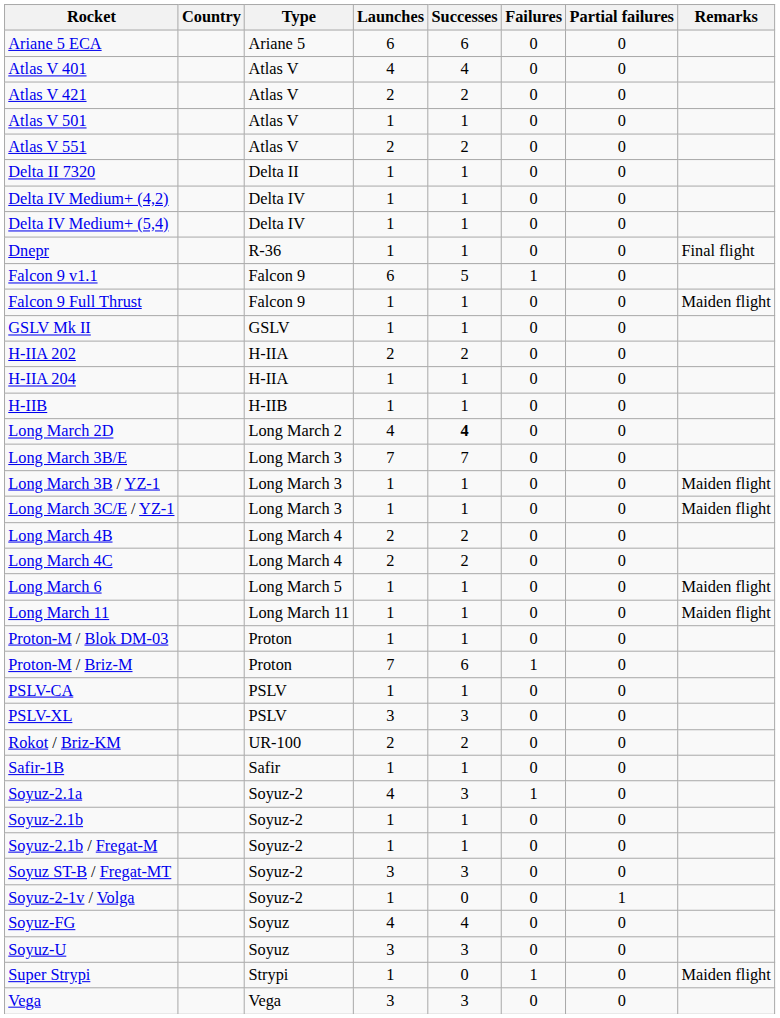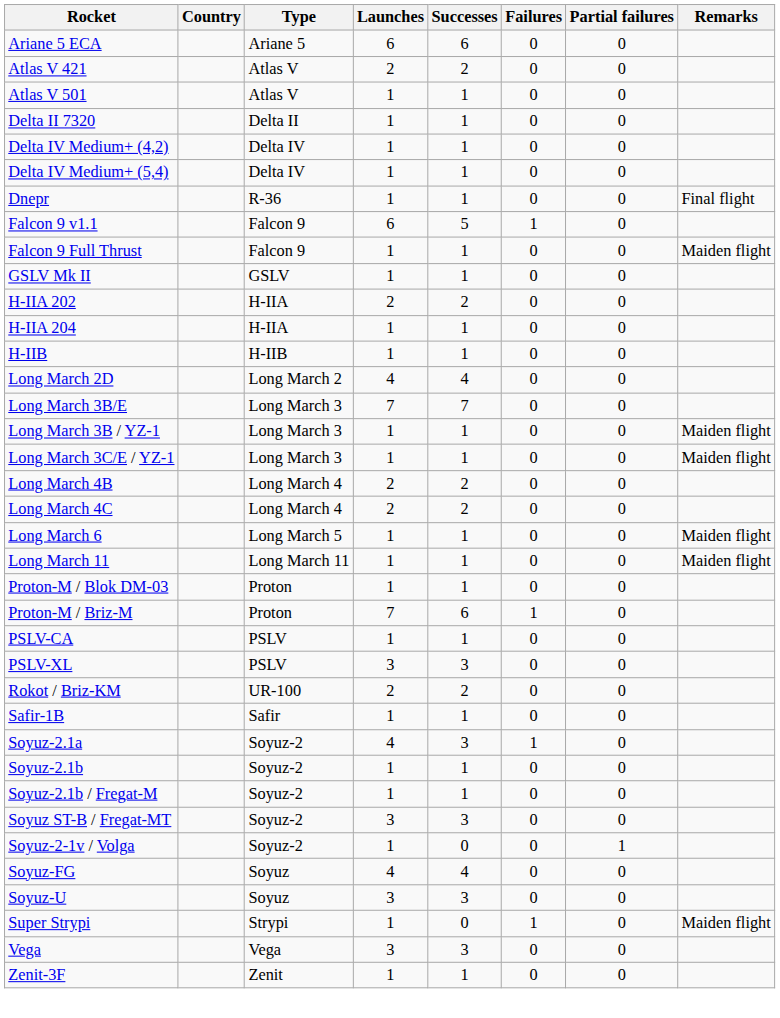- row: (47, 69)
- row: (47, 146)
(465, 431) bold -> (465, 379) normal
+ row: (37, 975)
